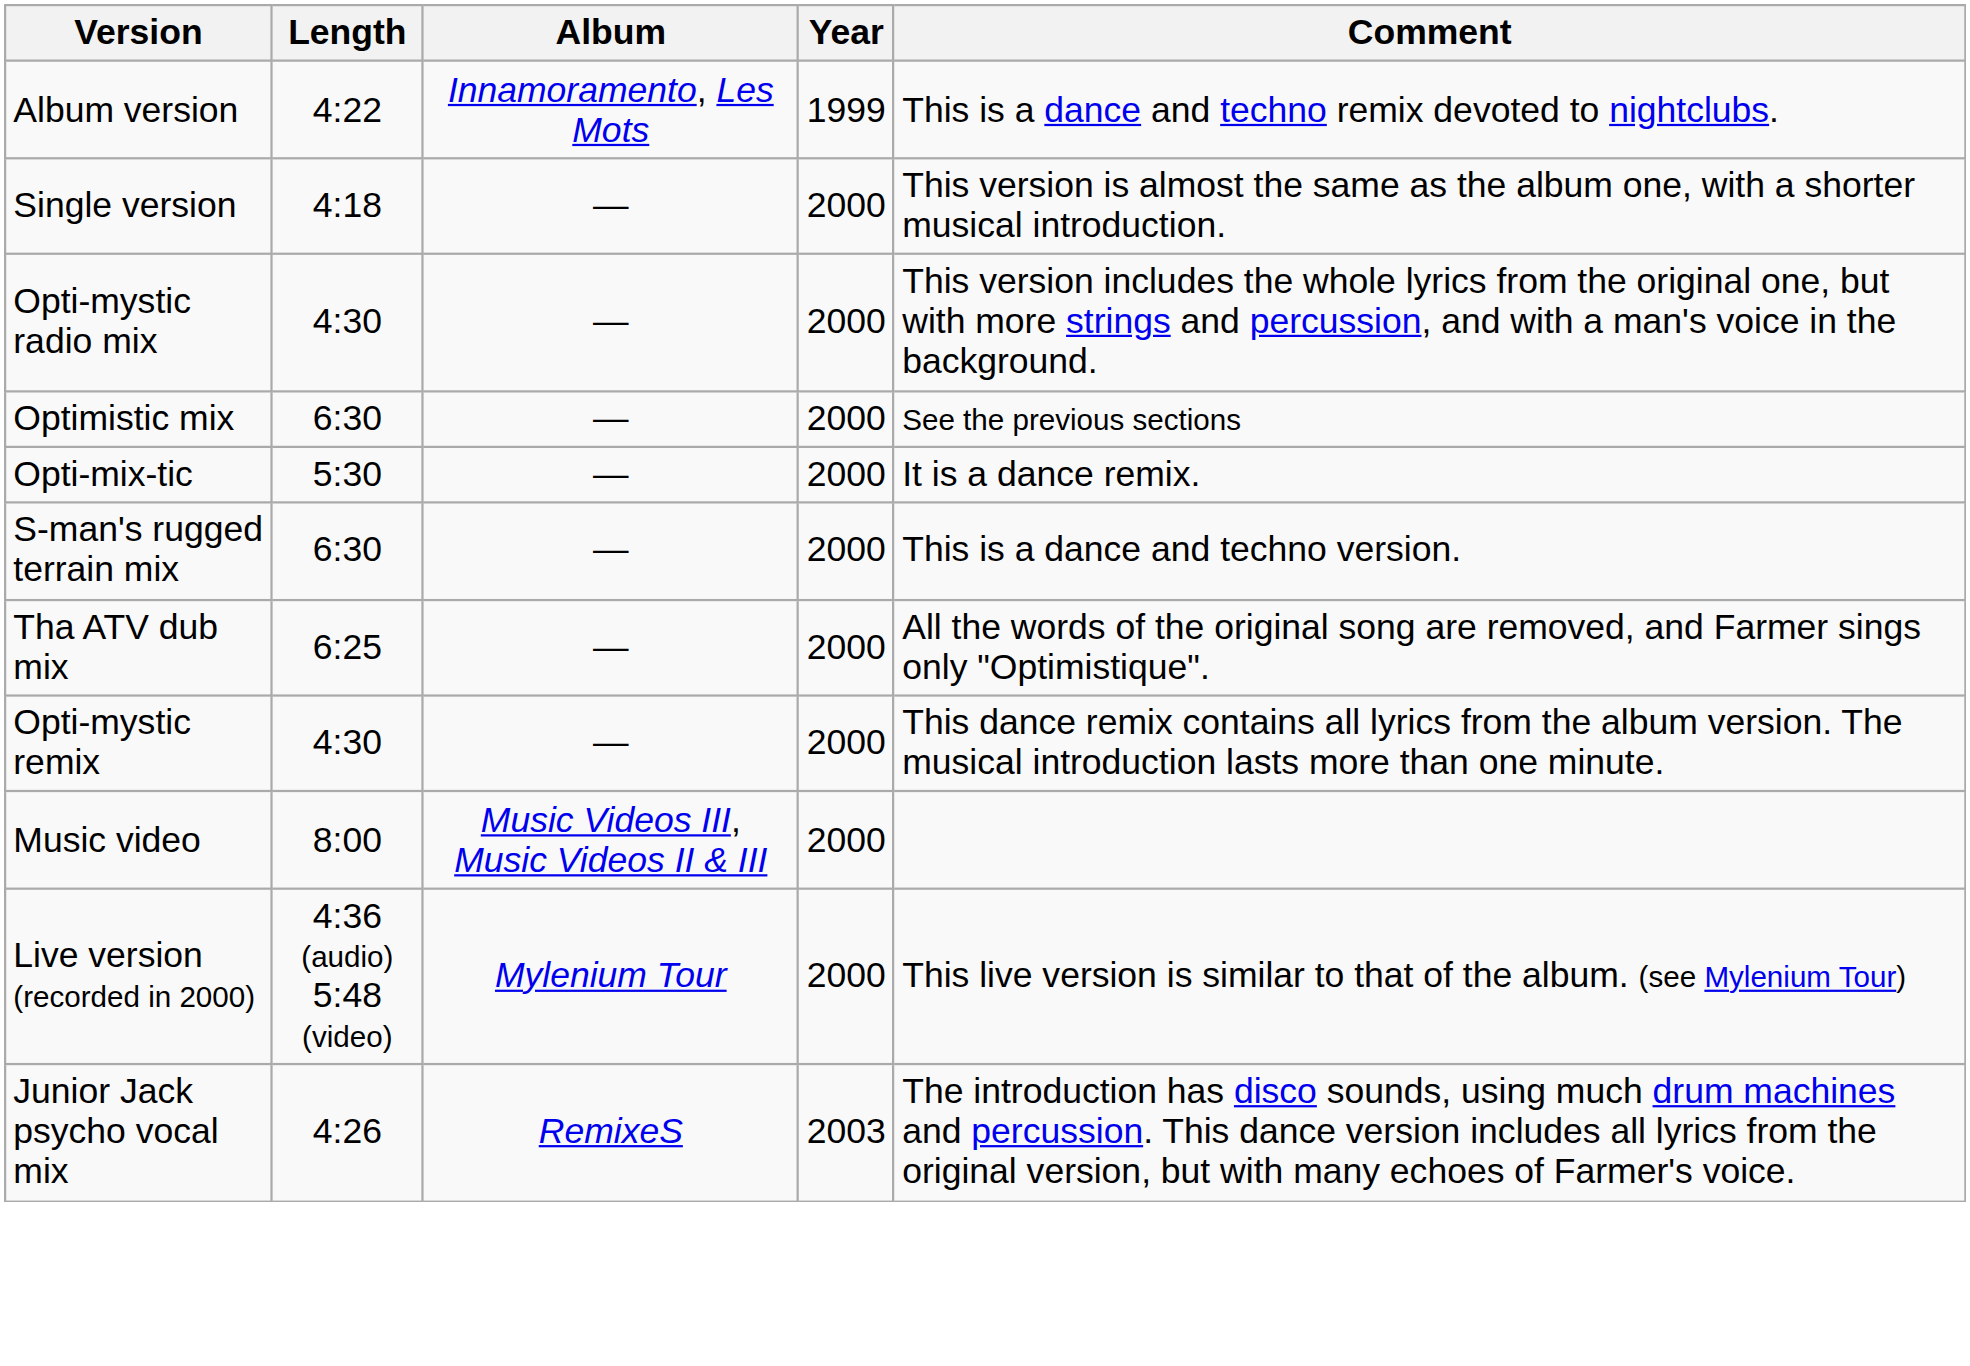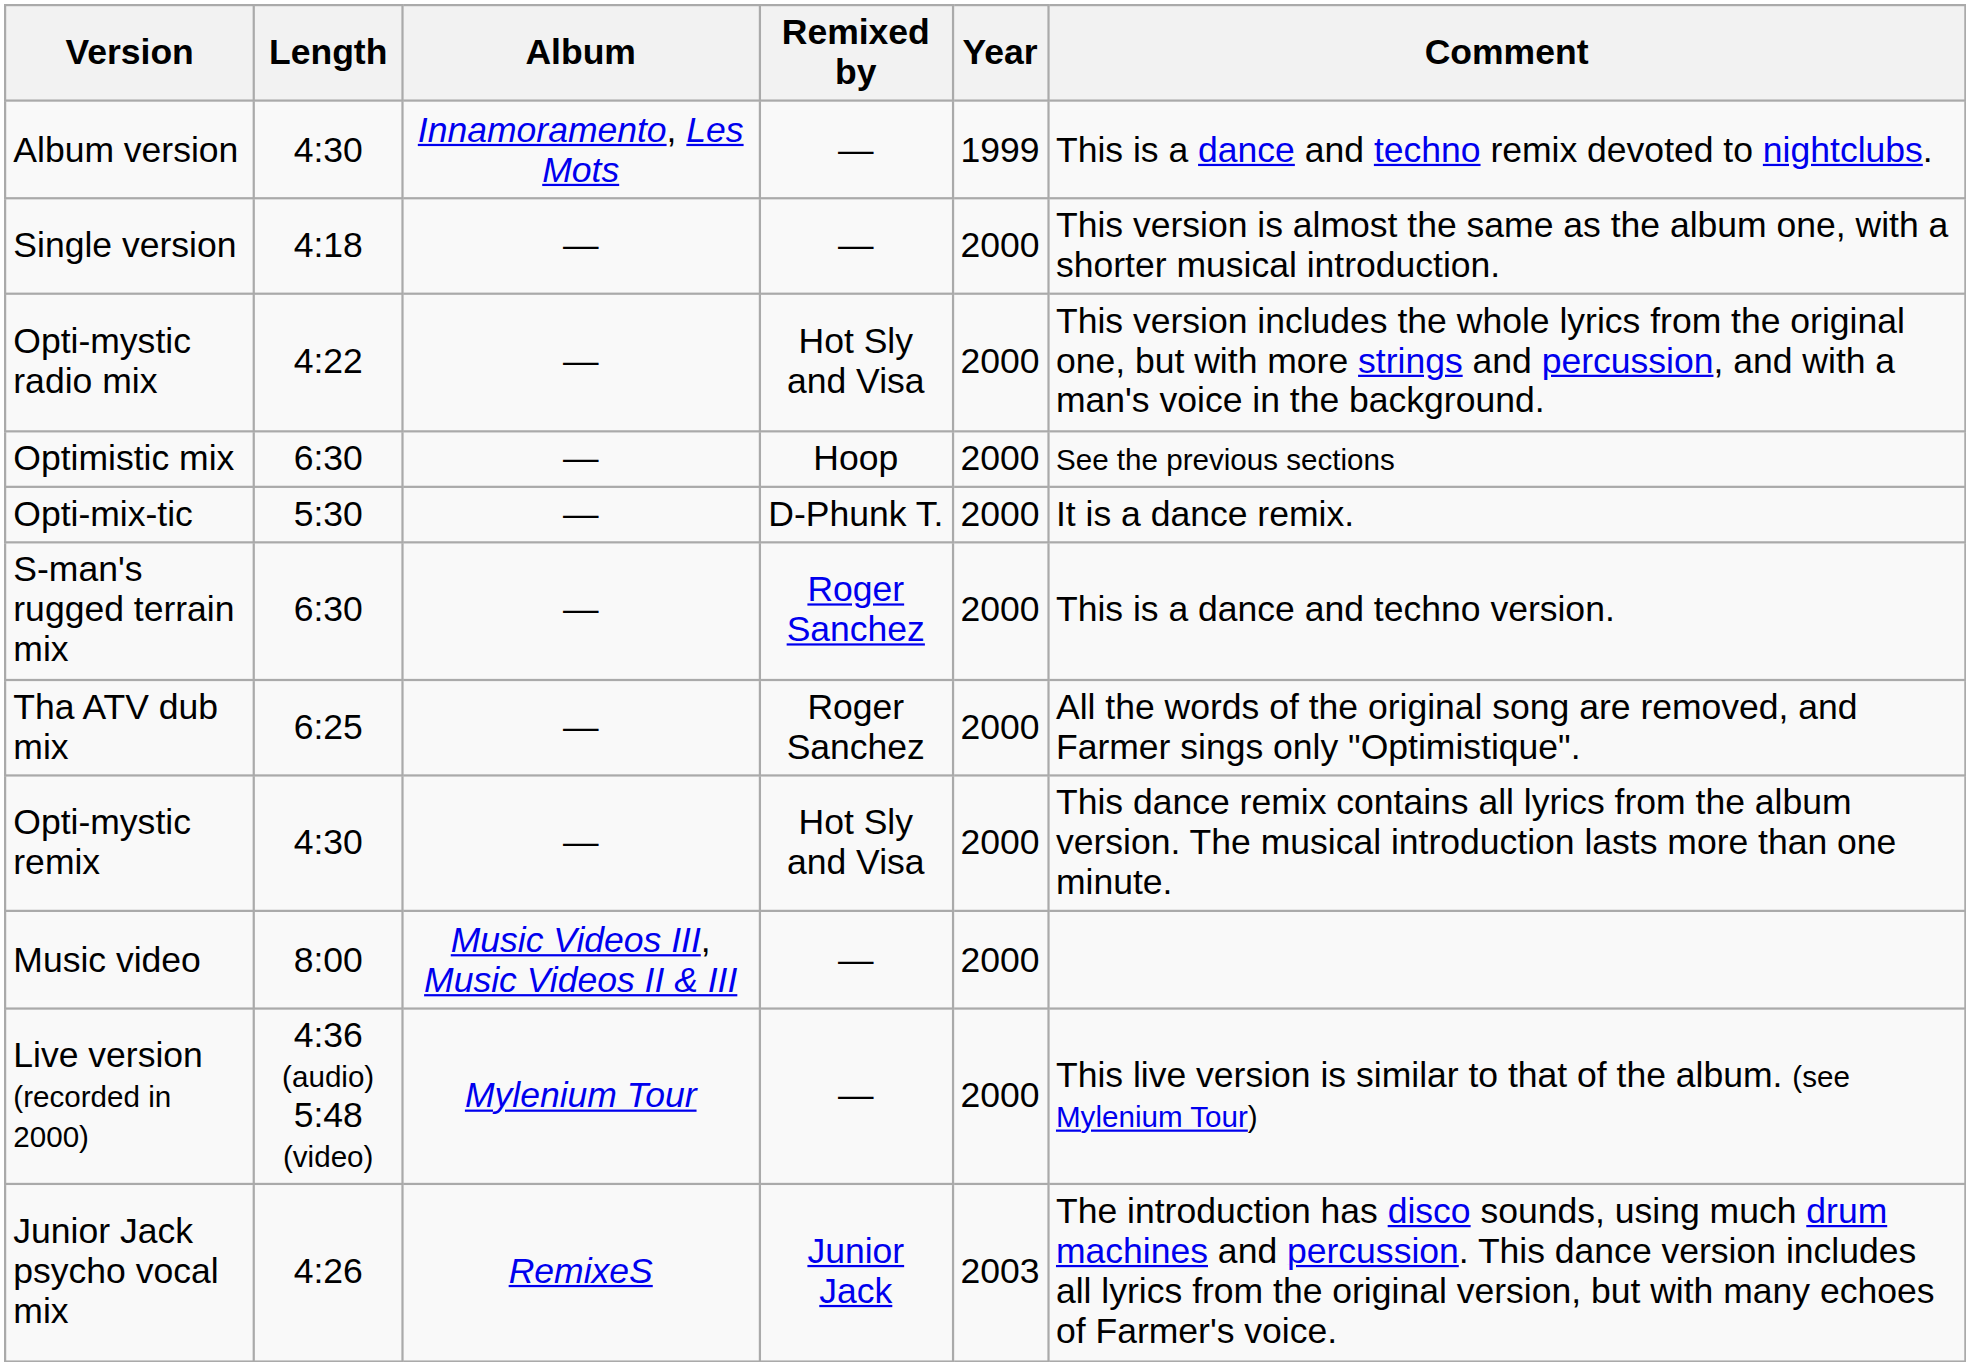+ column: (856, 52)
(347, 108) 4:22 -> (328, 148) 4:30
(347, 321) 4:30 -> (328, 361) 4:22
